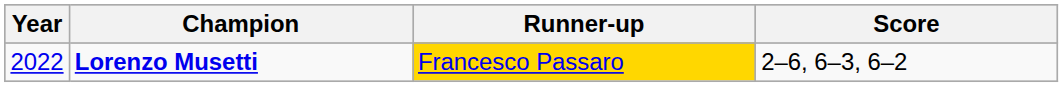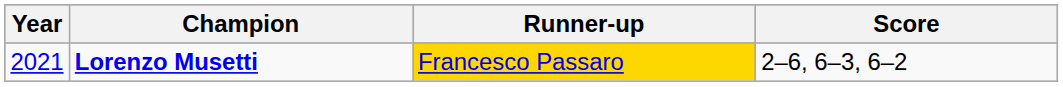(37, 62) 2022 -> (37, 62) 2021
